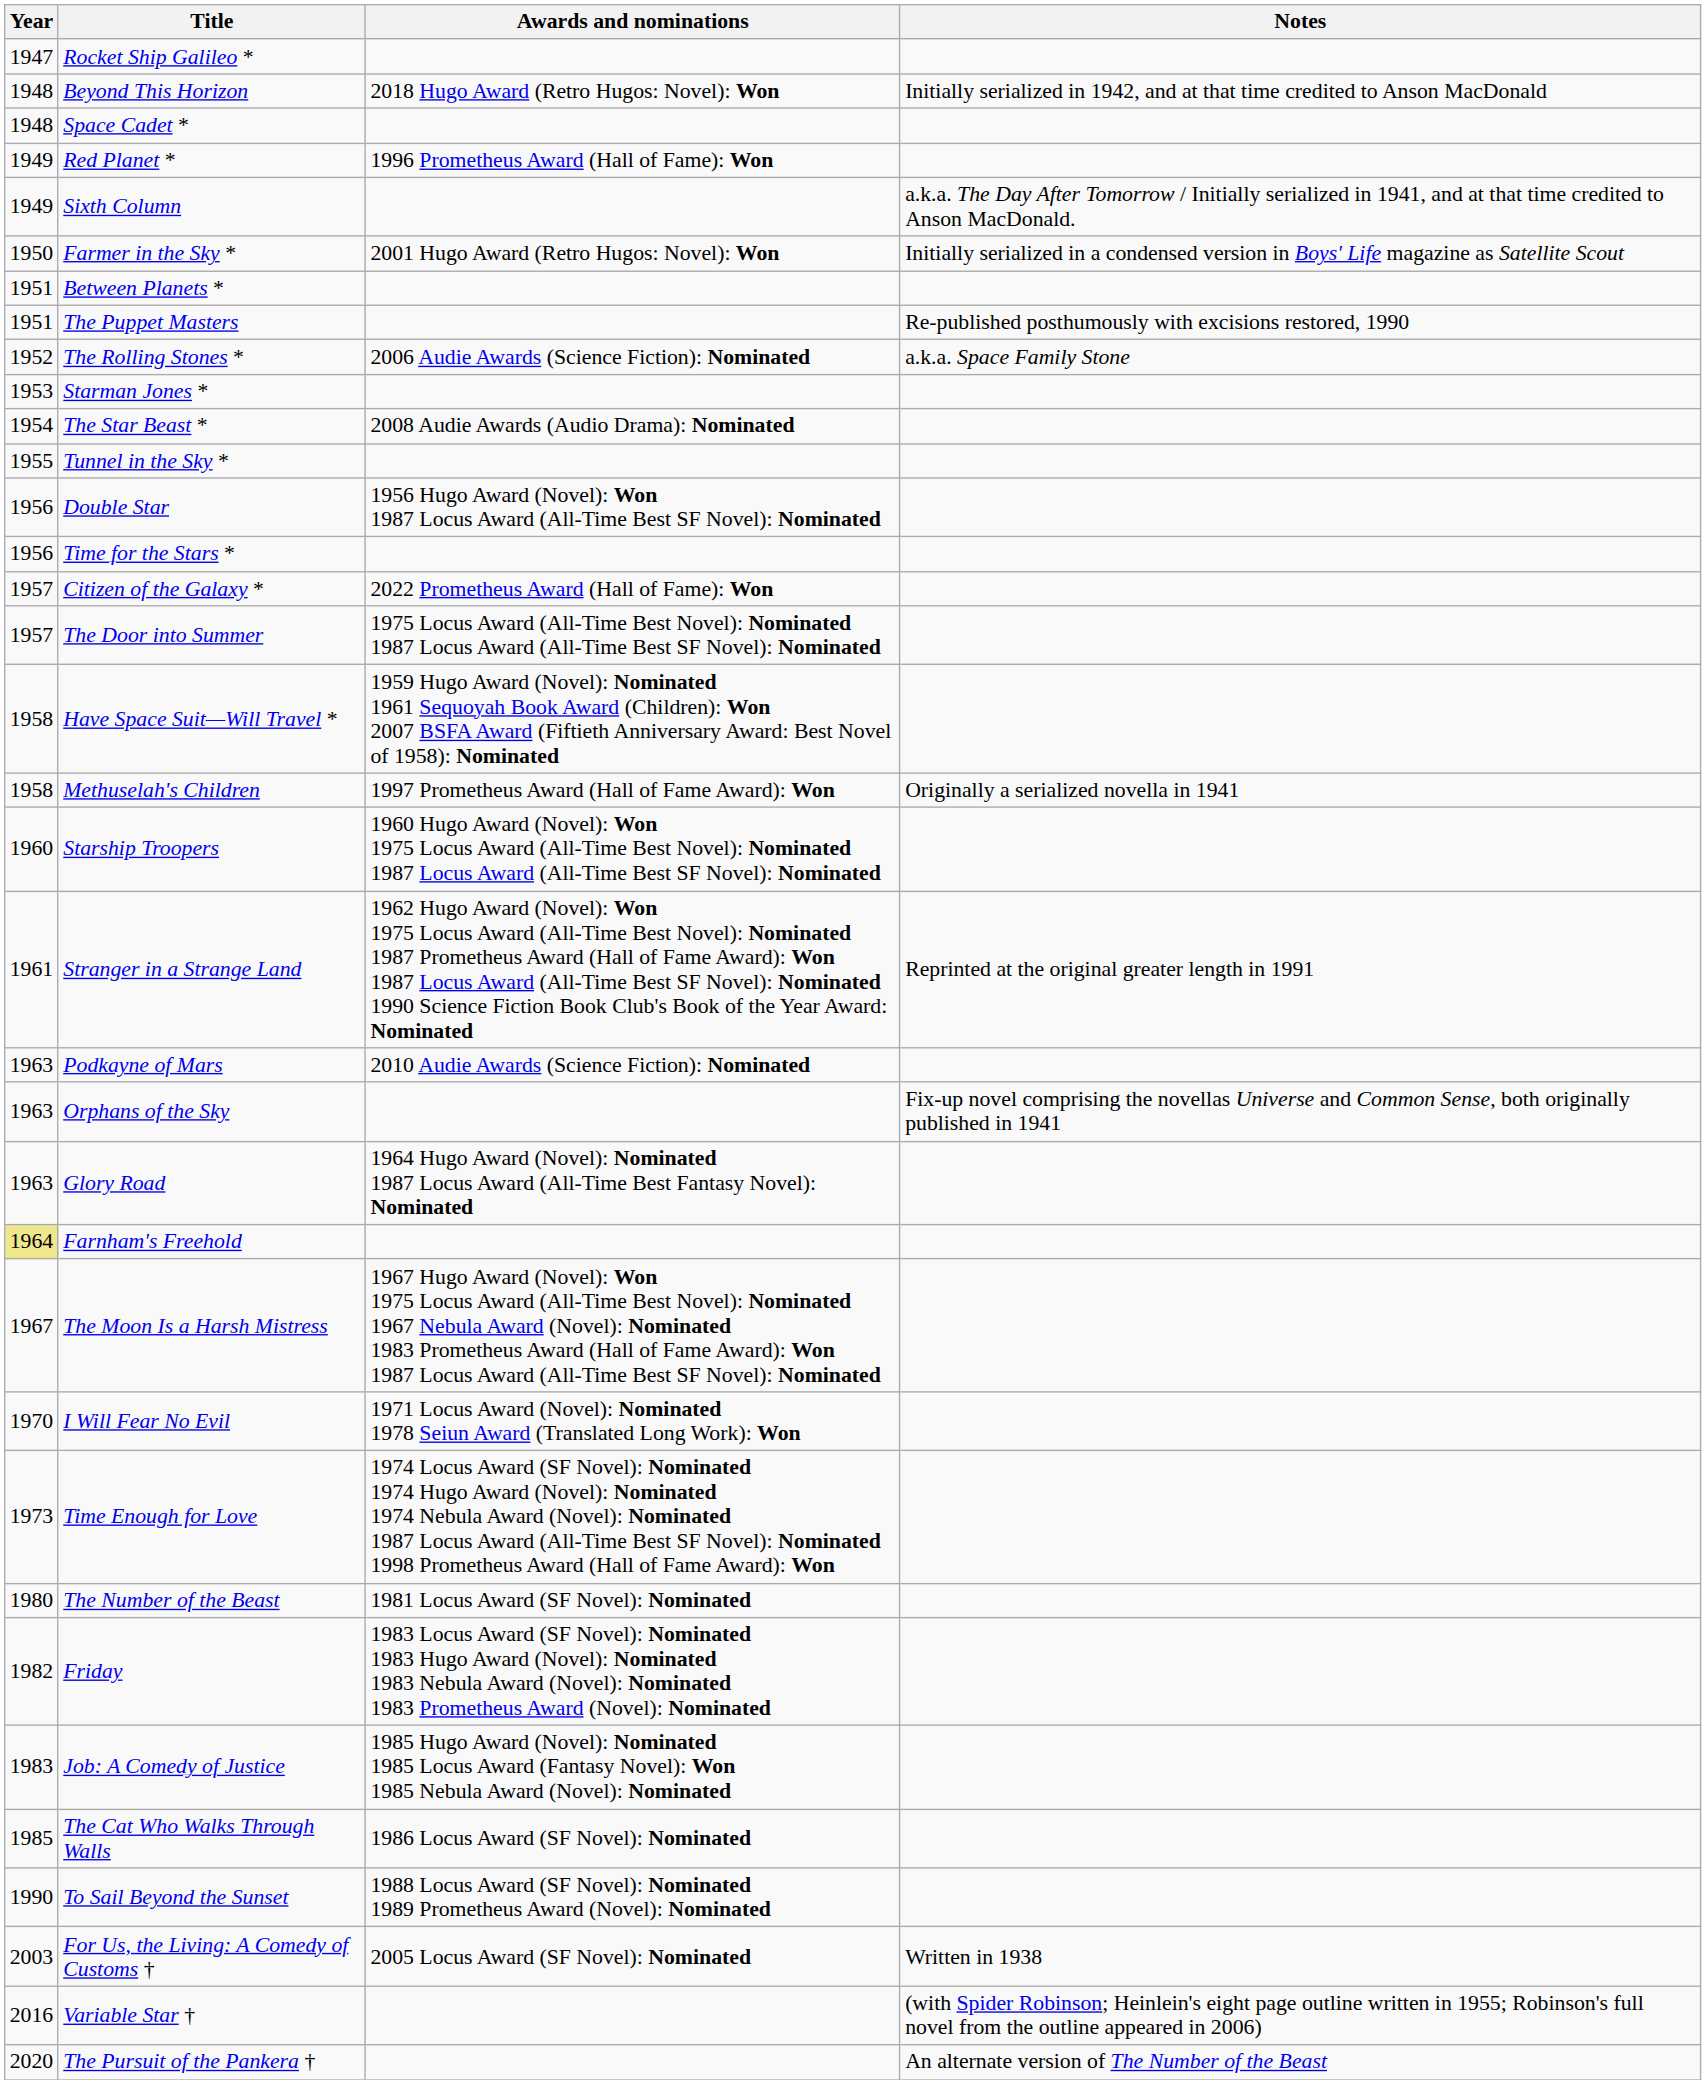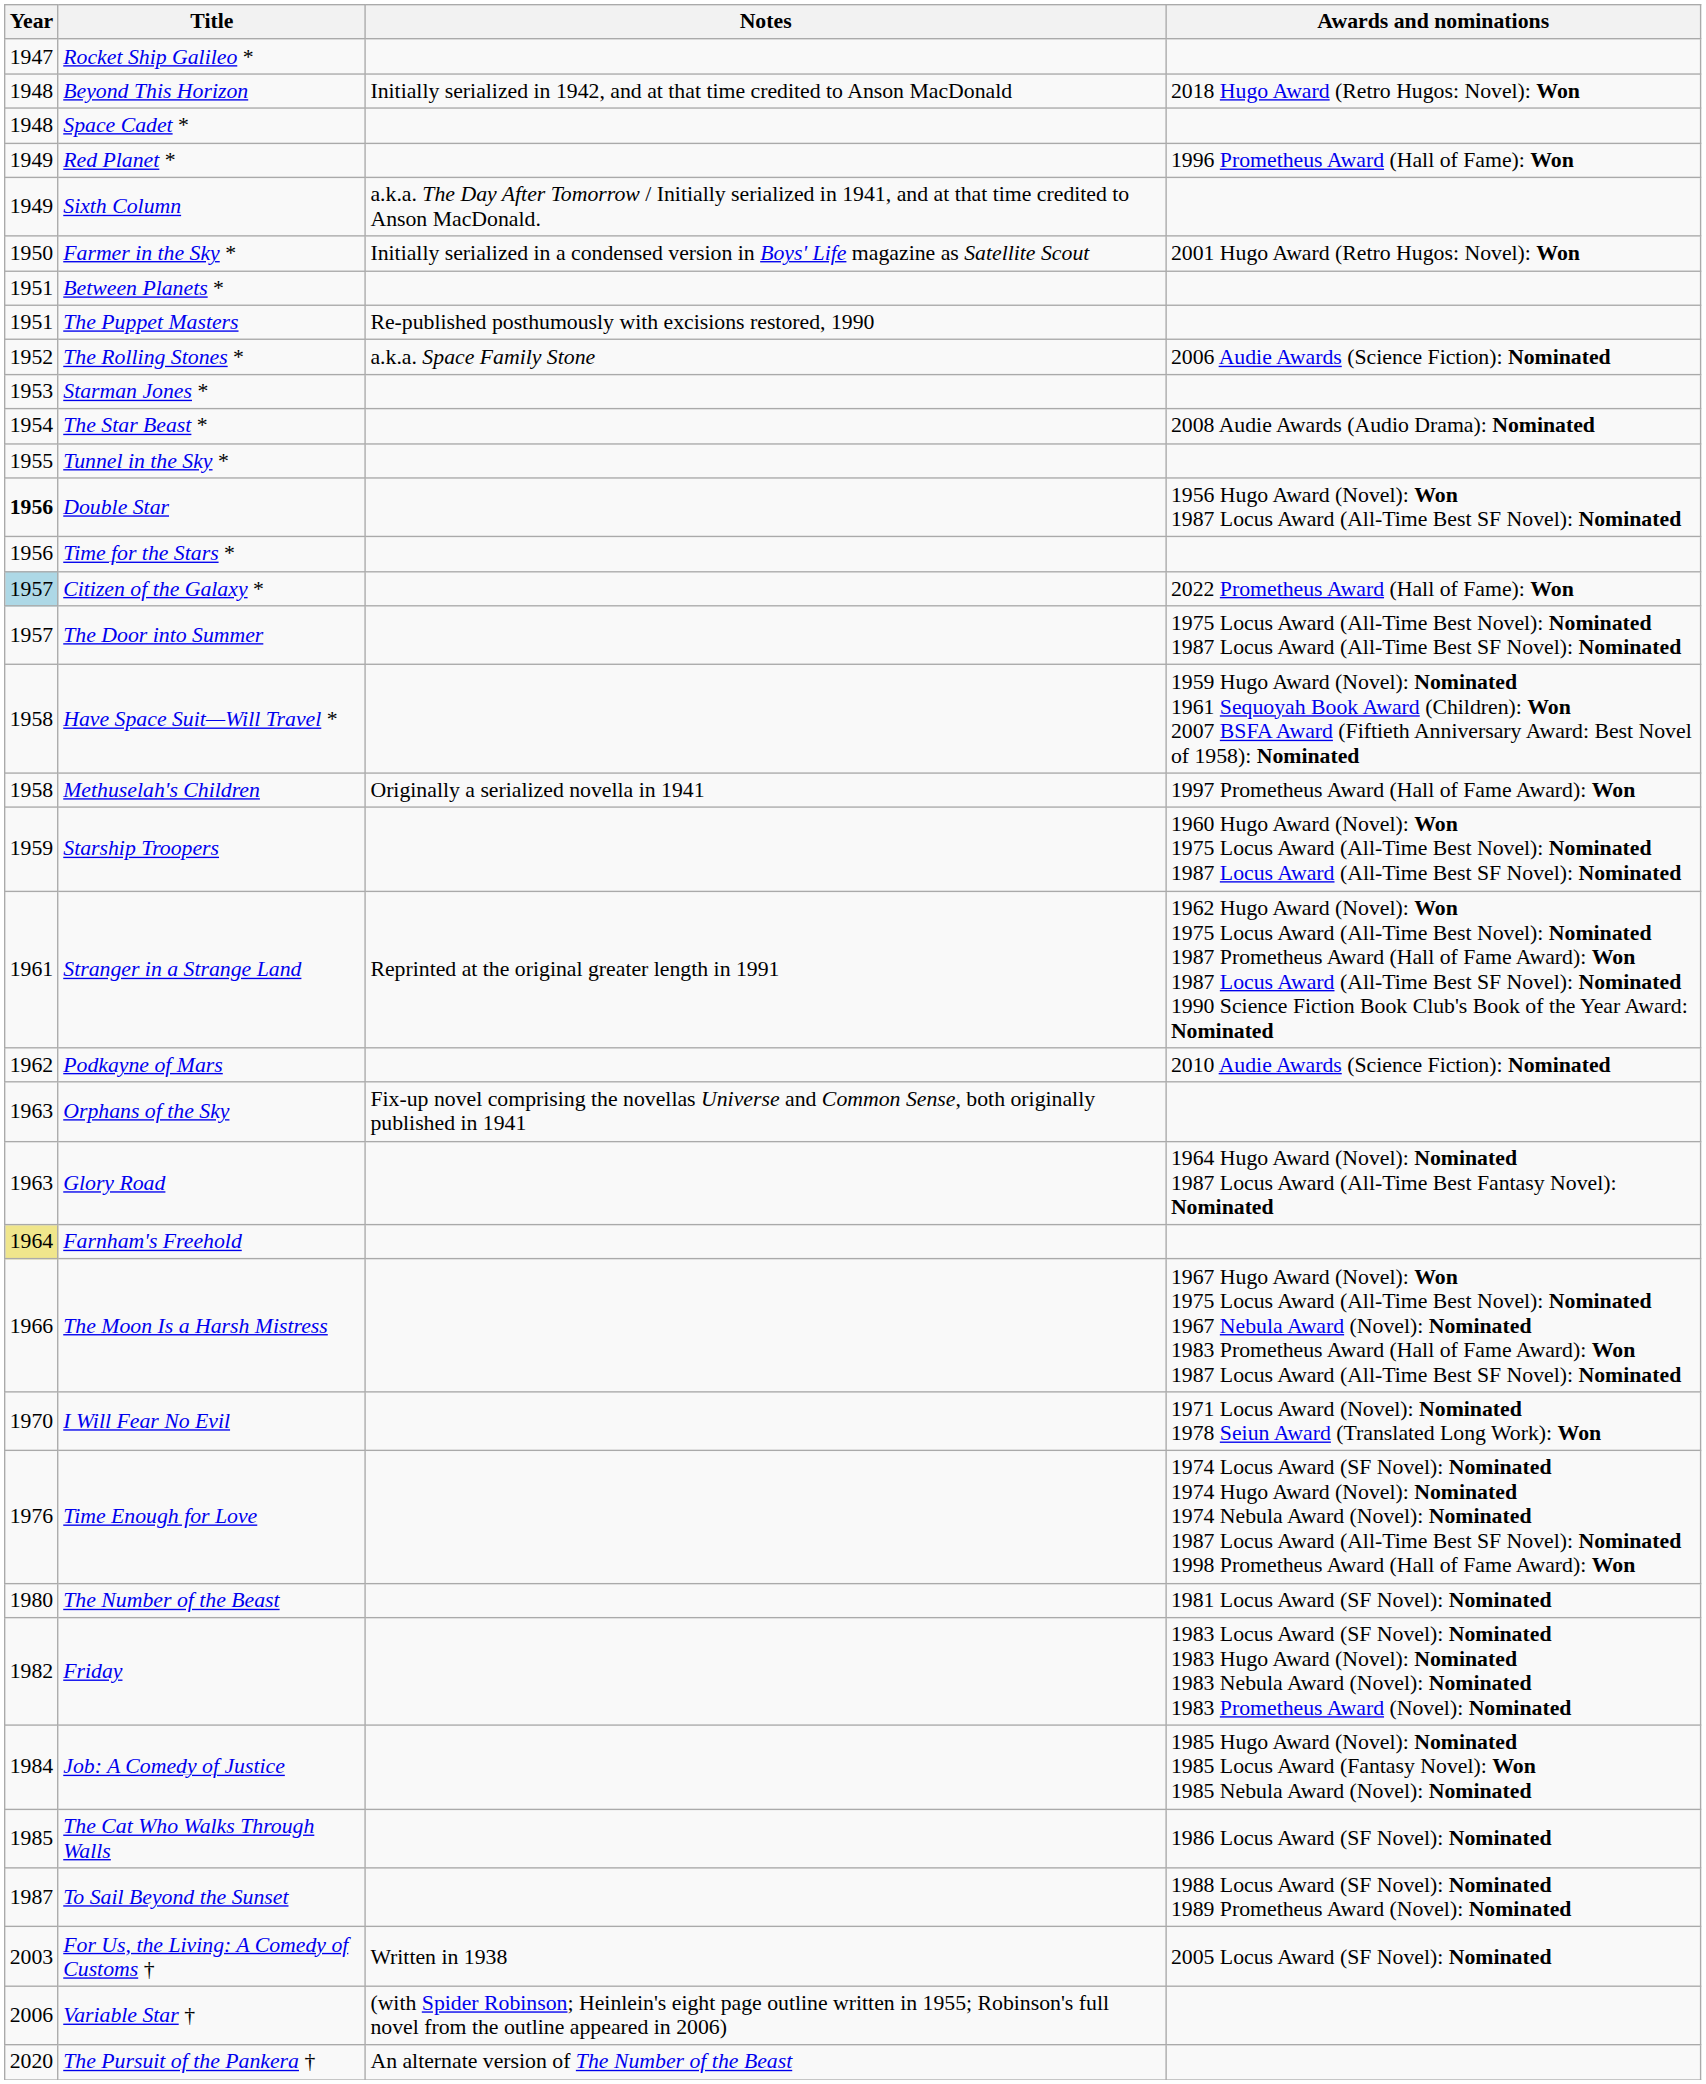columns swapped: (1300, 21) <-> (633, 21)
(31, 507) normal -> (31, 507) bold
(31, 588) no background -> (31, 588) lightblue background
(31, 848) 1960 -> (31, 848) 1959
(31, 1064) 1963 -> (31, 1064) 1962
(31, 1325) 1967 -> (31, 1325) 1966
(31, 1516) 1973 -> (31, 1516) 1976
(31, 1766) 1983 -> (31, 1766) 1984
(31, 1897) 1990 -> (31, 1897) 1987
(31, 2015) 2016 -> (31, 2015) 2006
